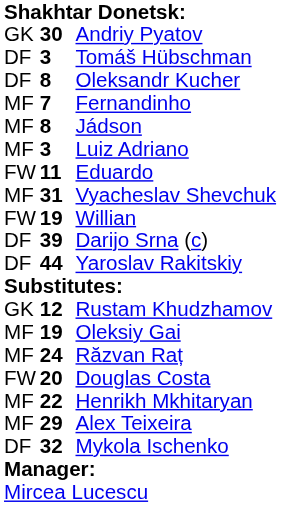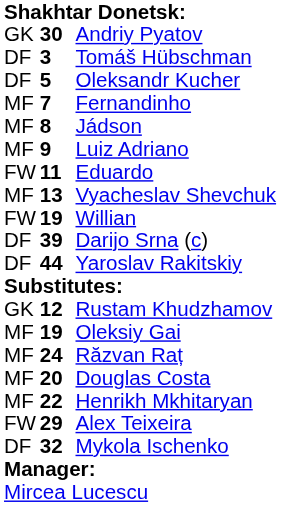(45, 80) 8 -> (45, 80) 5
(45, 149) 3 -> (45, 149) 9
(51, 194) 31 -> (51, 194) 13
(20, 378) FW -> (19, 378) MF
(19, 423) MF -> (20, 423) FW
